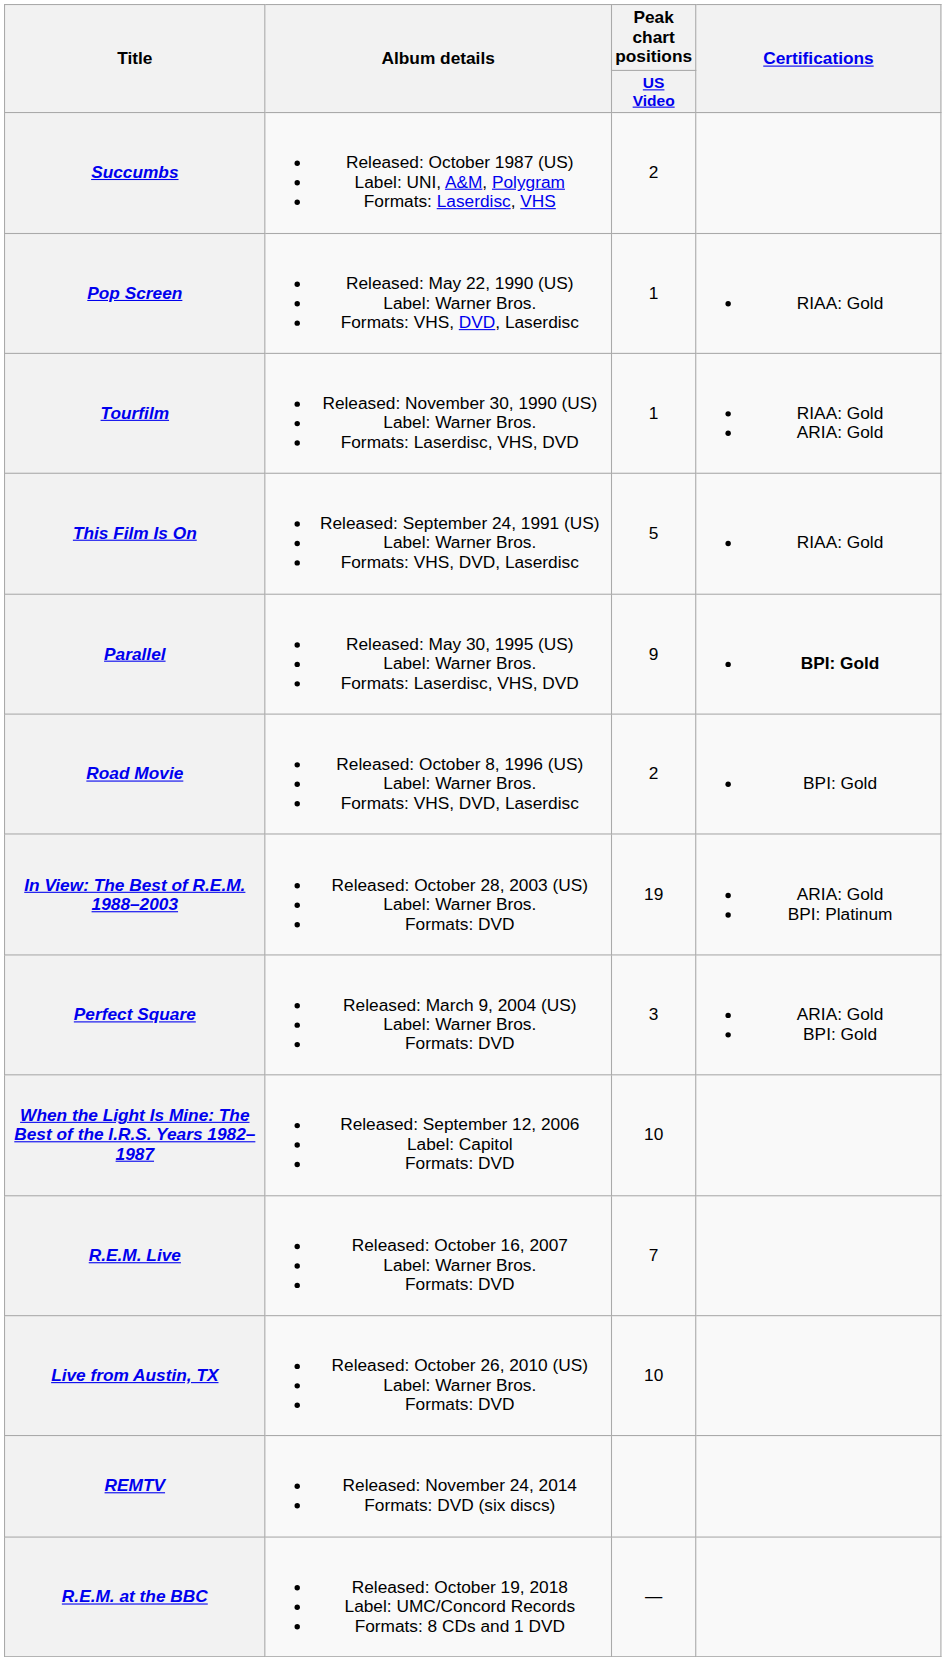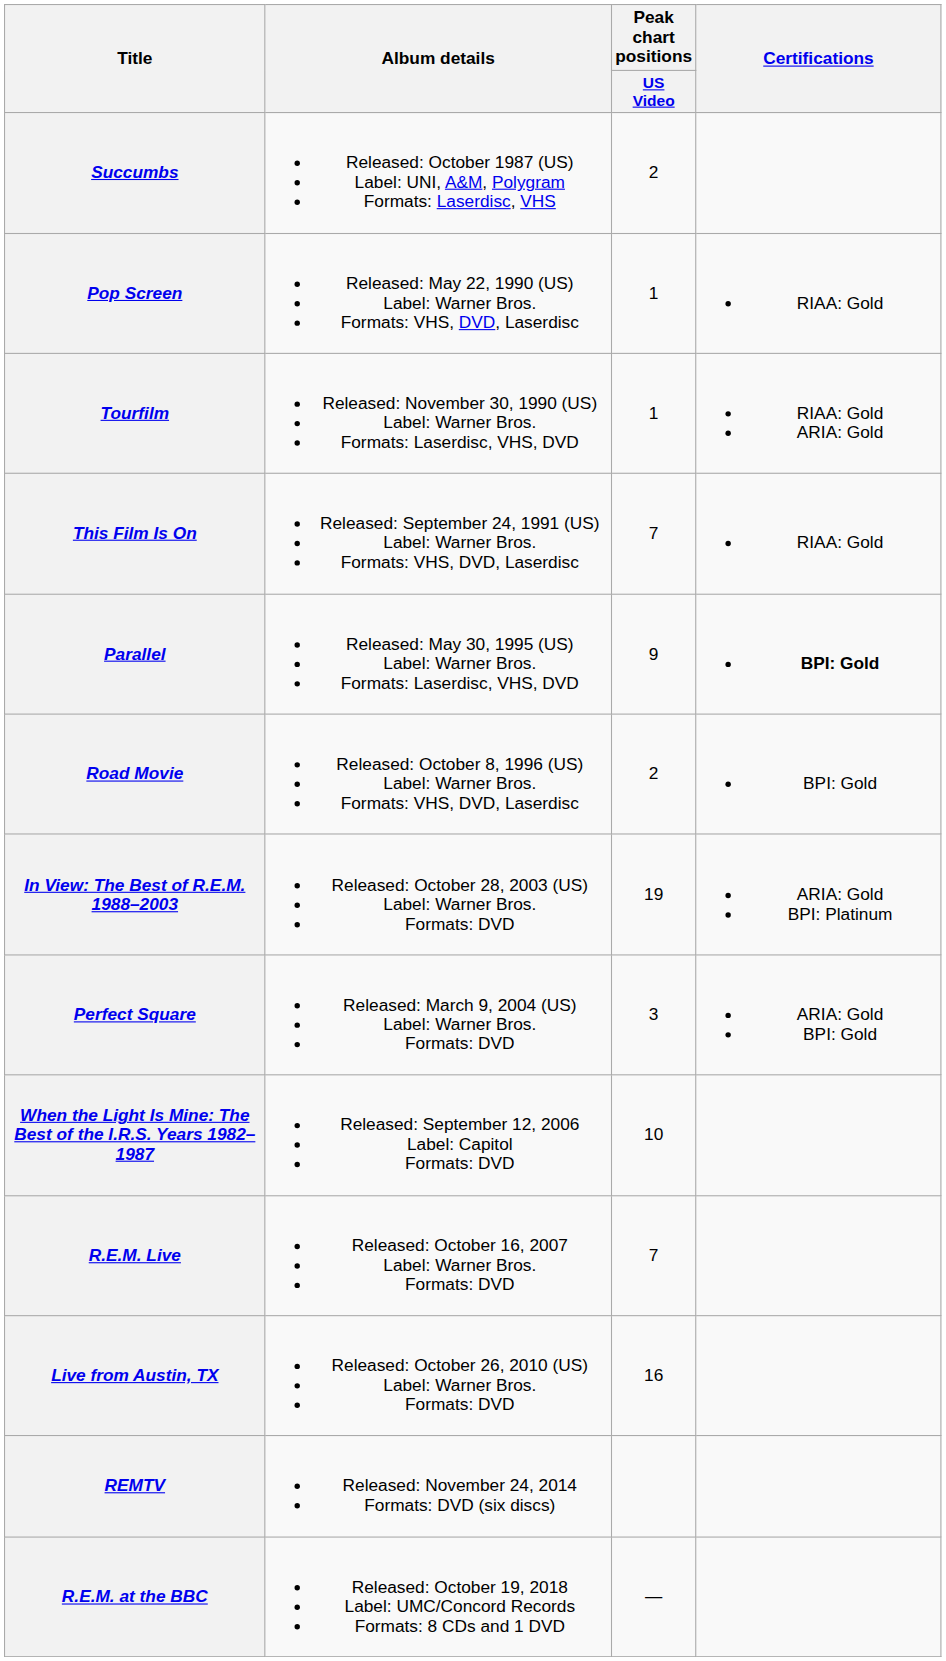(654, 533) 5 -> (654, 533) 7
(654, 1375) 10 -> (654, 1375) 16
